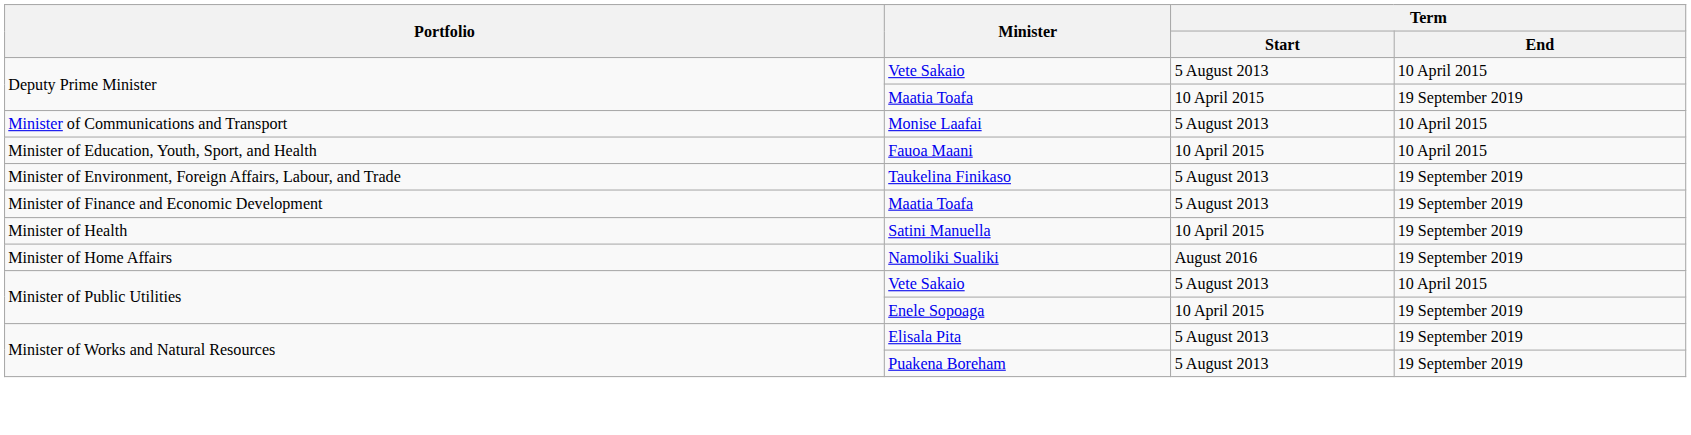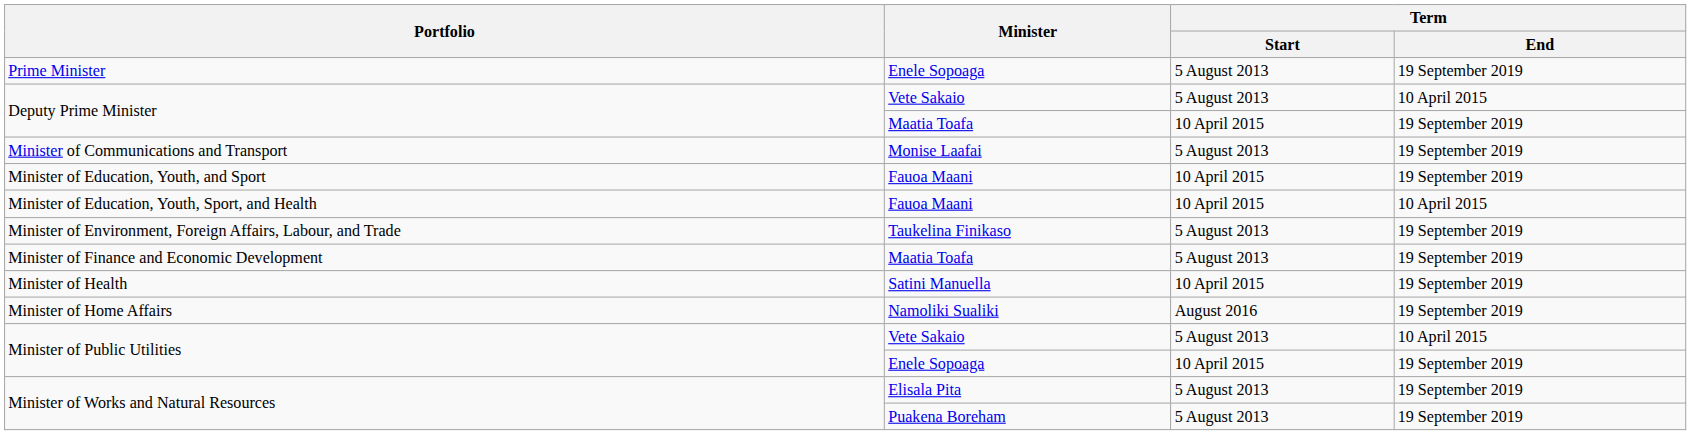+ row: (57, 71)
(1442, 124) 10 April 2015 -> (1460, 150) 19 September 2019
+ row: (137, 177)
